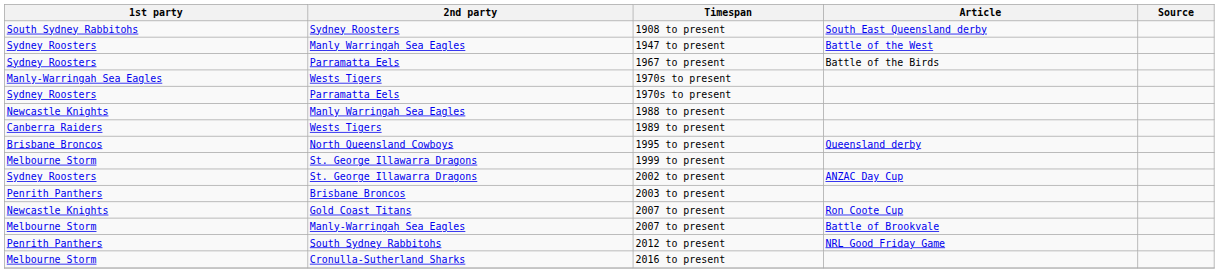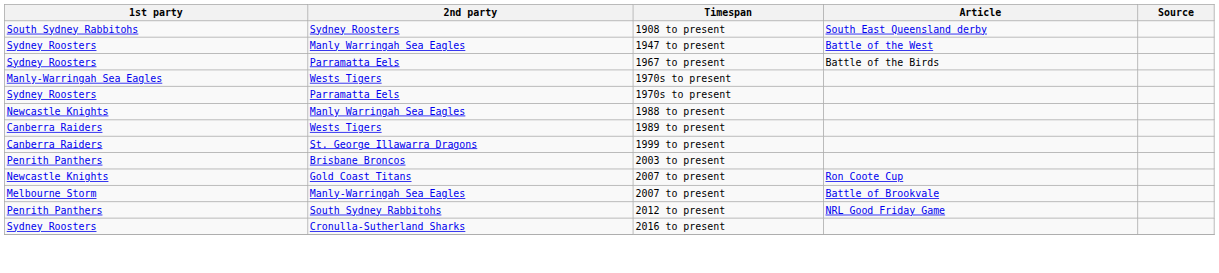- row: (382, 144)
(52, 160) Melbourne Storm -> (55, 144) Canberra Raiders
- row: (394, 177)
(52, 259) Melbourne Storm -> (52, 226) Sydney Roosters
